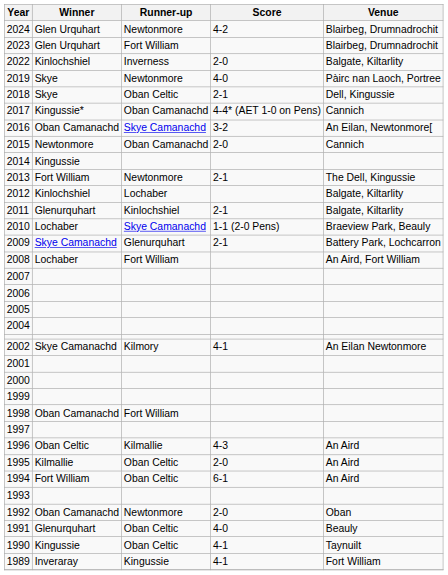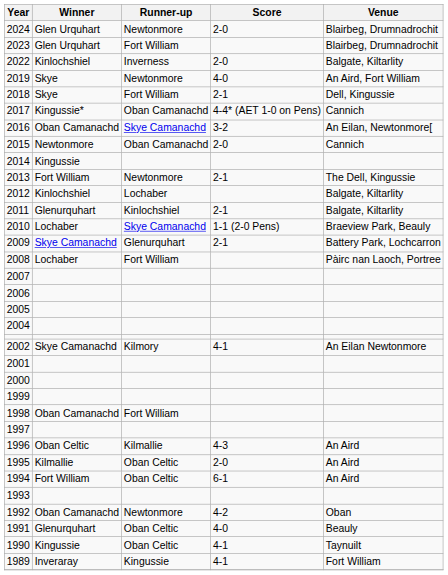(221, 29) 4-2 -> (221, 29) 2-0
(383, 78) Pàirc nan Laoch, Portree -> (373, 78) An Aird, Fort William
(151, 95) Oban Celtic -> (151, 95) Fort William
(373, 260) An Aird, Fort William -> (383, 260) Pàirc nan Laoch, Portree
(221, 512) 2-0 -> (221, 512) 4-2
